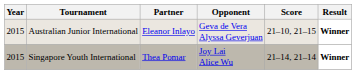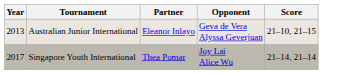- column: (335, 12)
(15, 32) 2015 -> (15, 32) 2013
(15, 57) 2015 -> (15, 57) 2017
